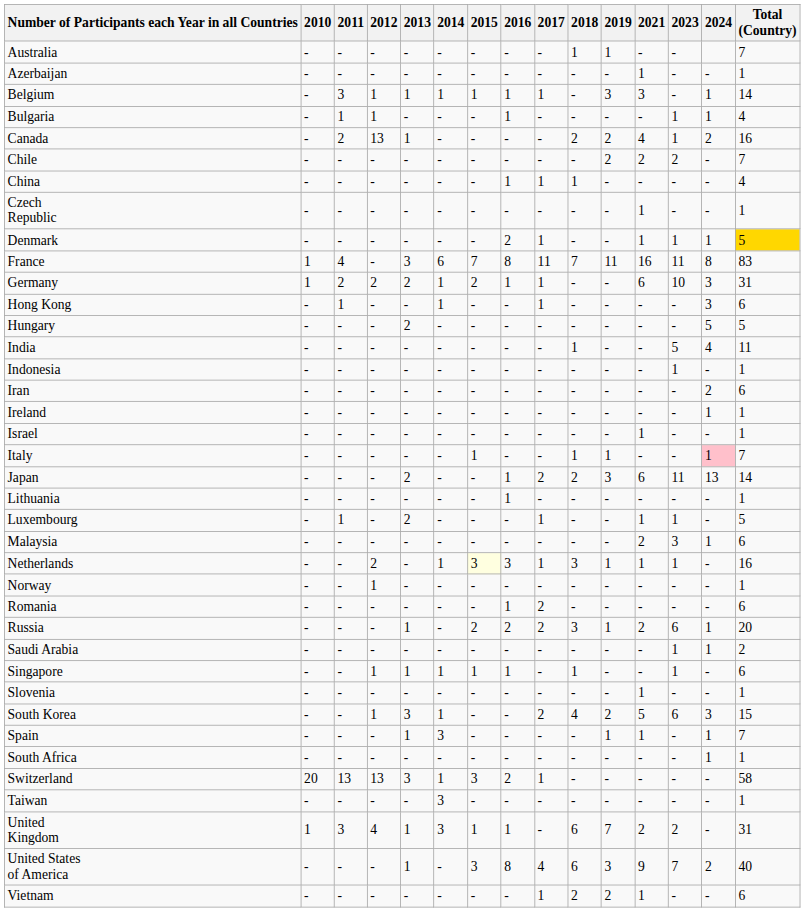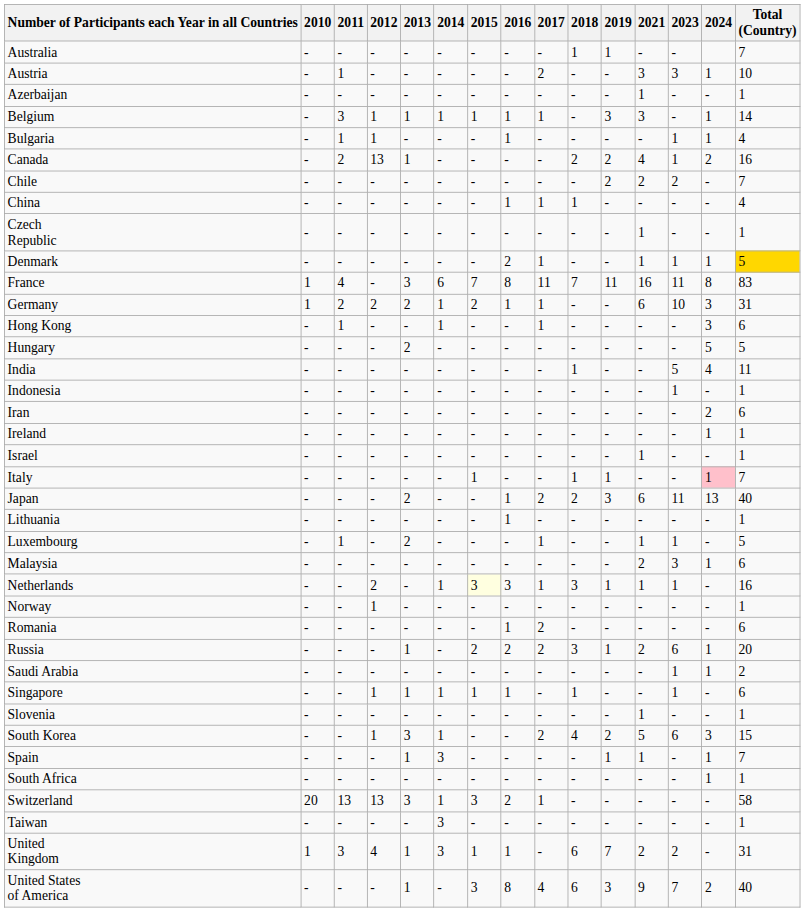+ row: (28, 73)
(745, 477) 14 -> (745, 498) 40
- row: (31, 896)
